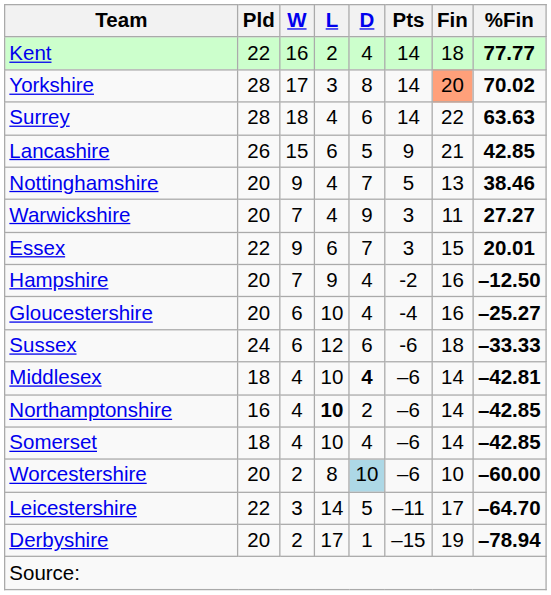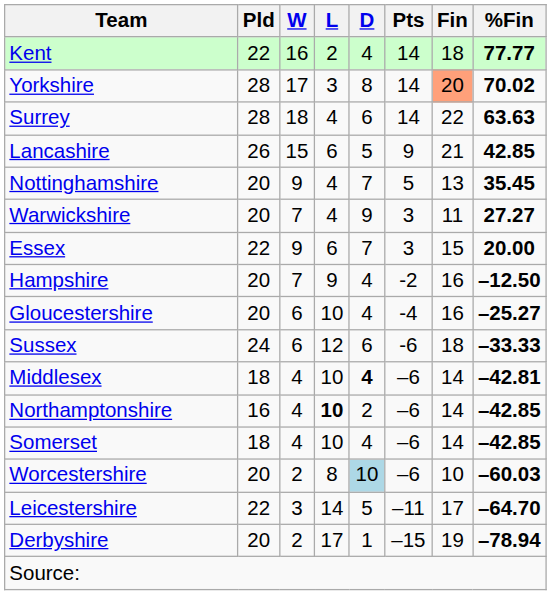(509, 183) 38.46 -> (509, 183) 35.45
(509, 248) 20.01 -> (509, 248) 20.00
(509, 475) –60.00 -> (509, 475) –60.03
